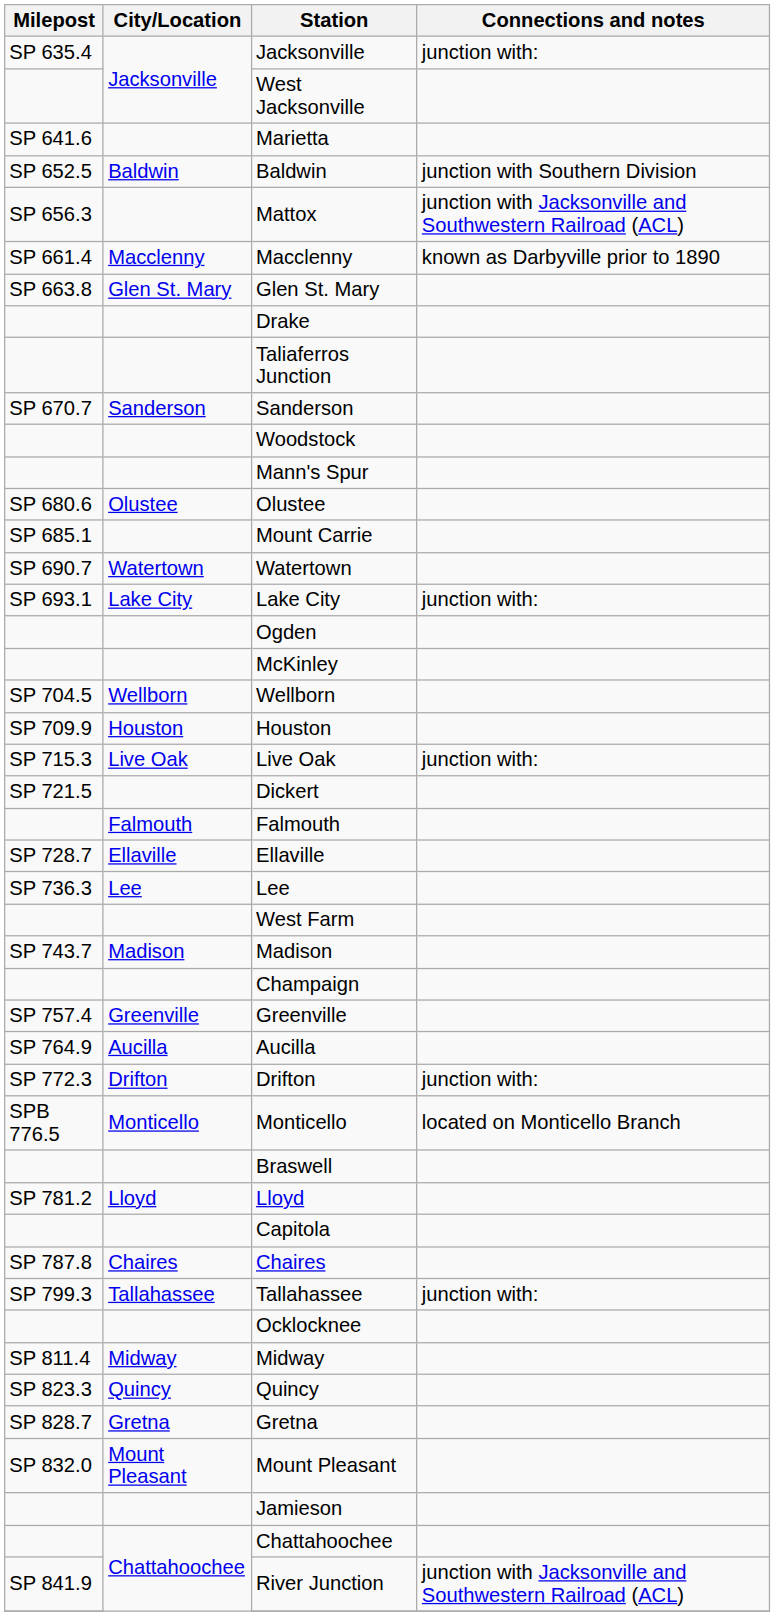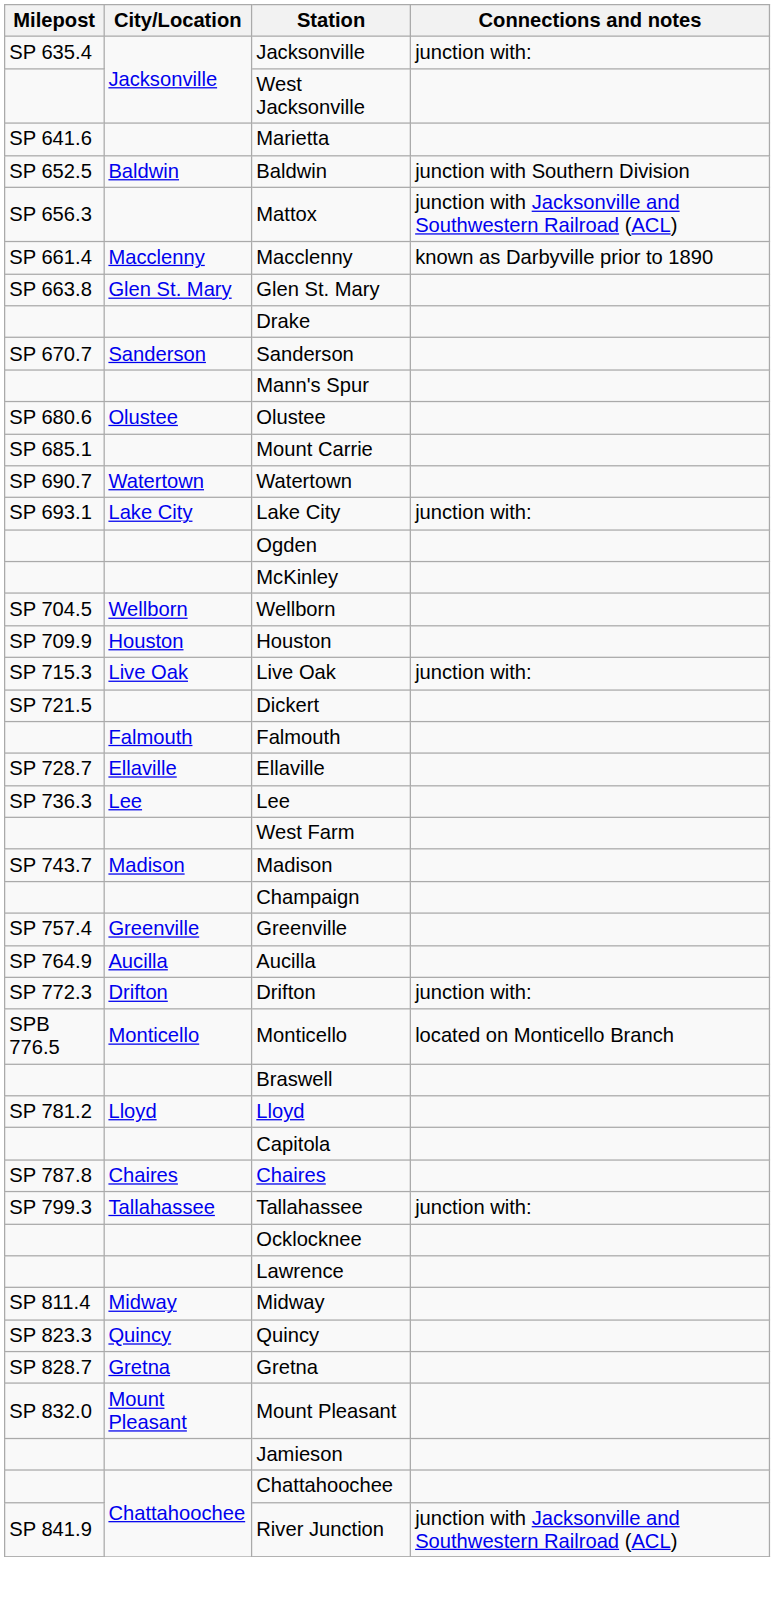- row: (303, 364)
- row: (306, 440)
+ row: (300, 1271)
